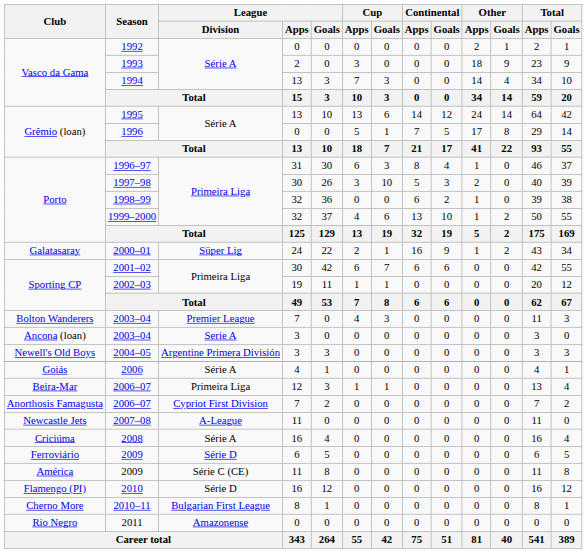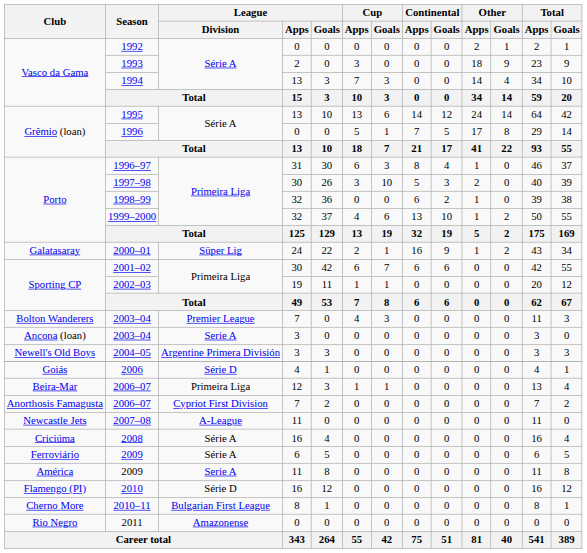(221, 370) Série A -> (221, 370) Série D
(221, 455) Série D -> (221, 455) Série A
(221, 472) Série C (CE) -> (221, 472) Serie A
